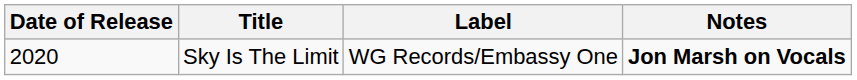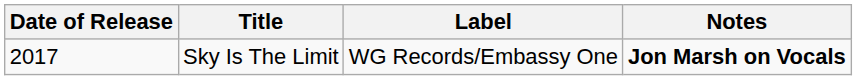(34, 56) 2020 -> (34, 56) 2017
